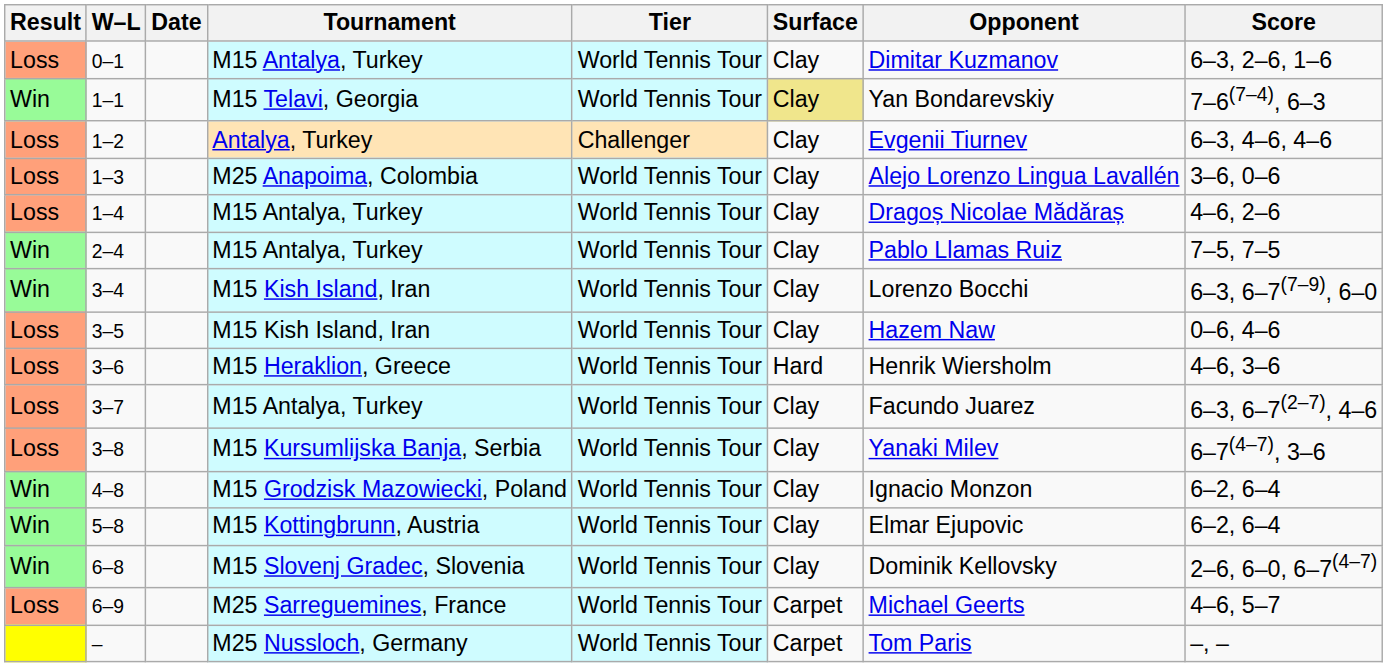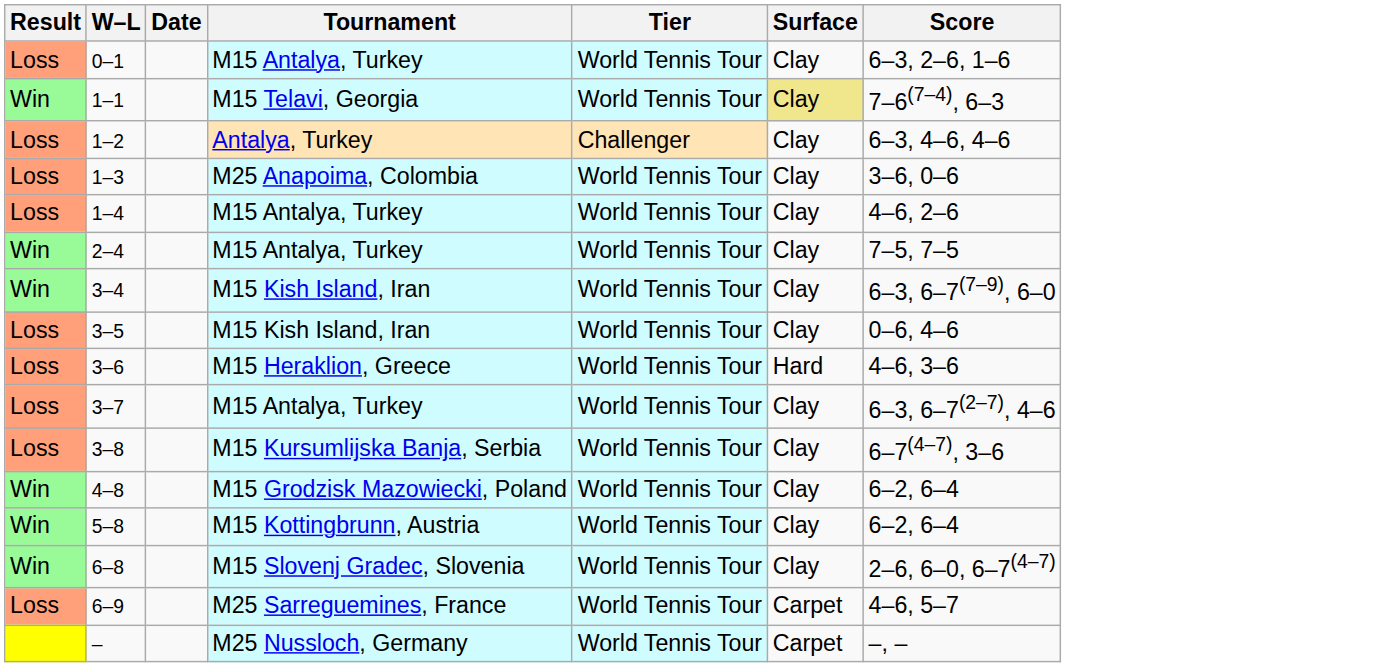- column: (1024, 22)
